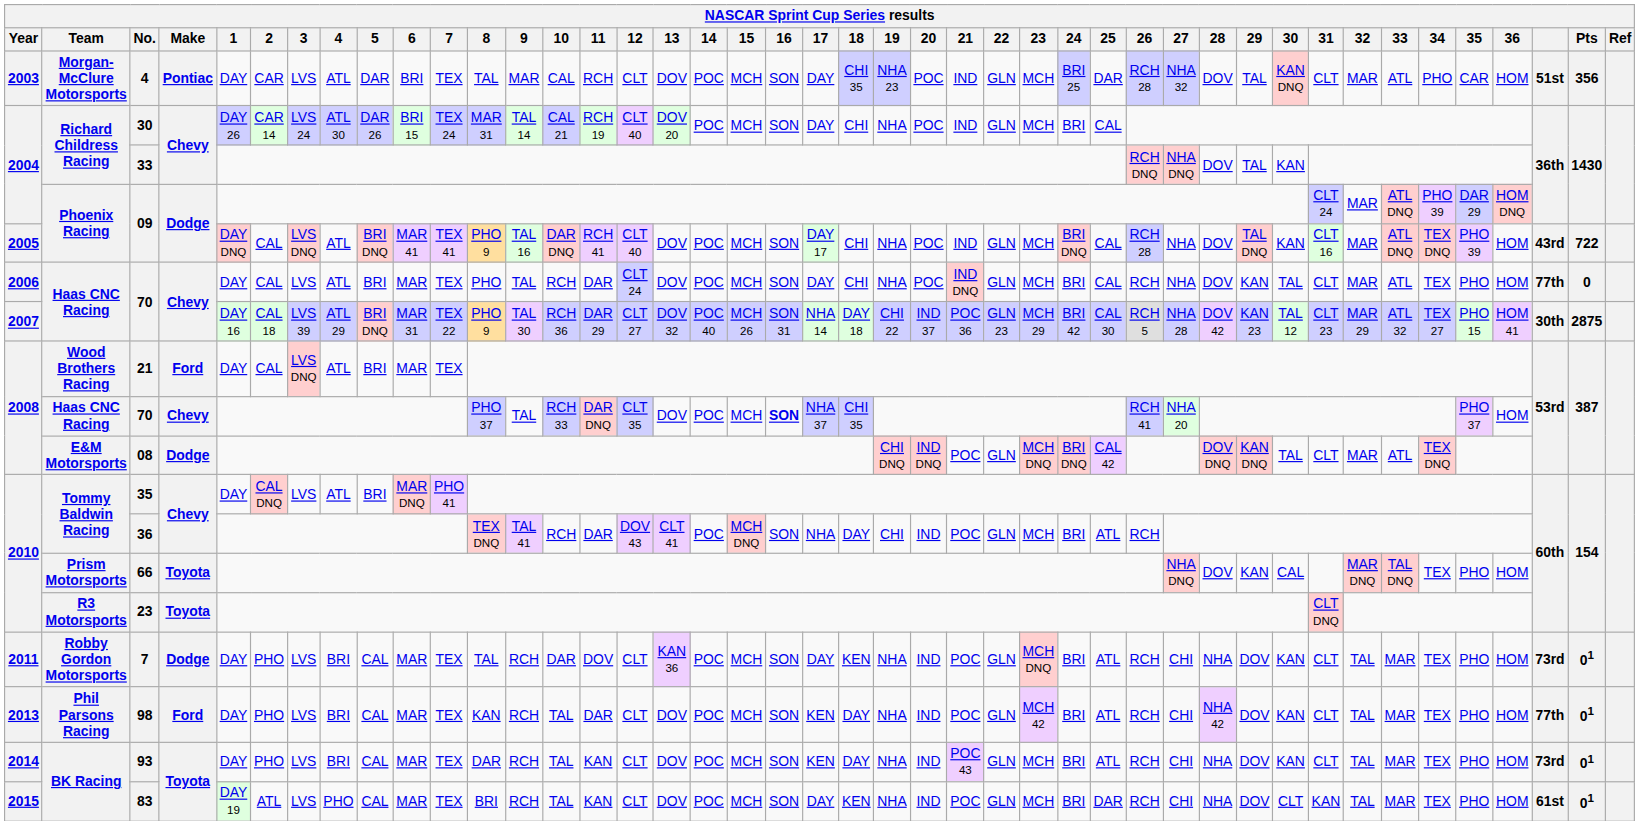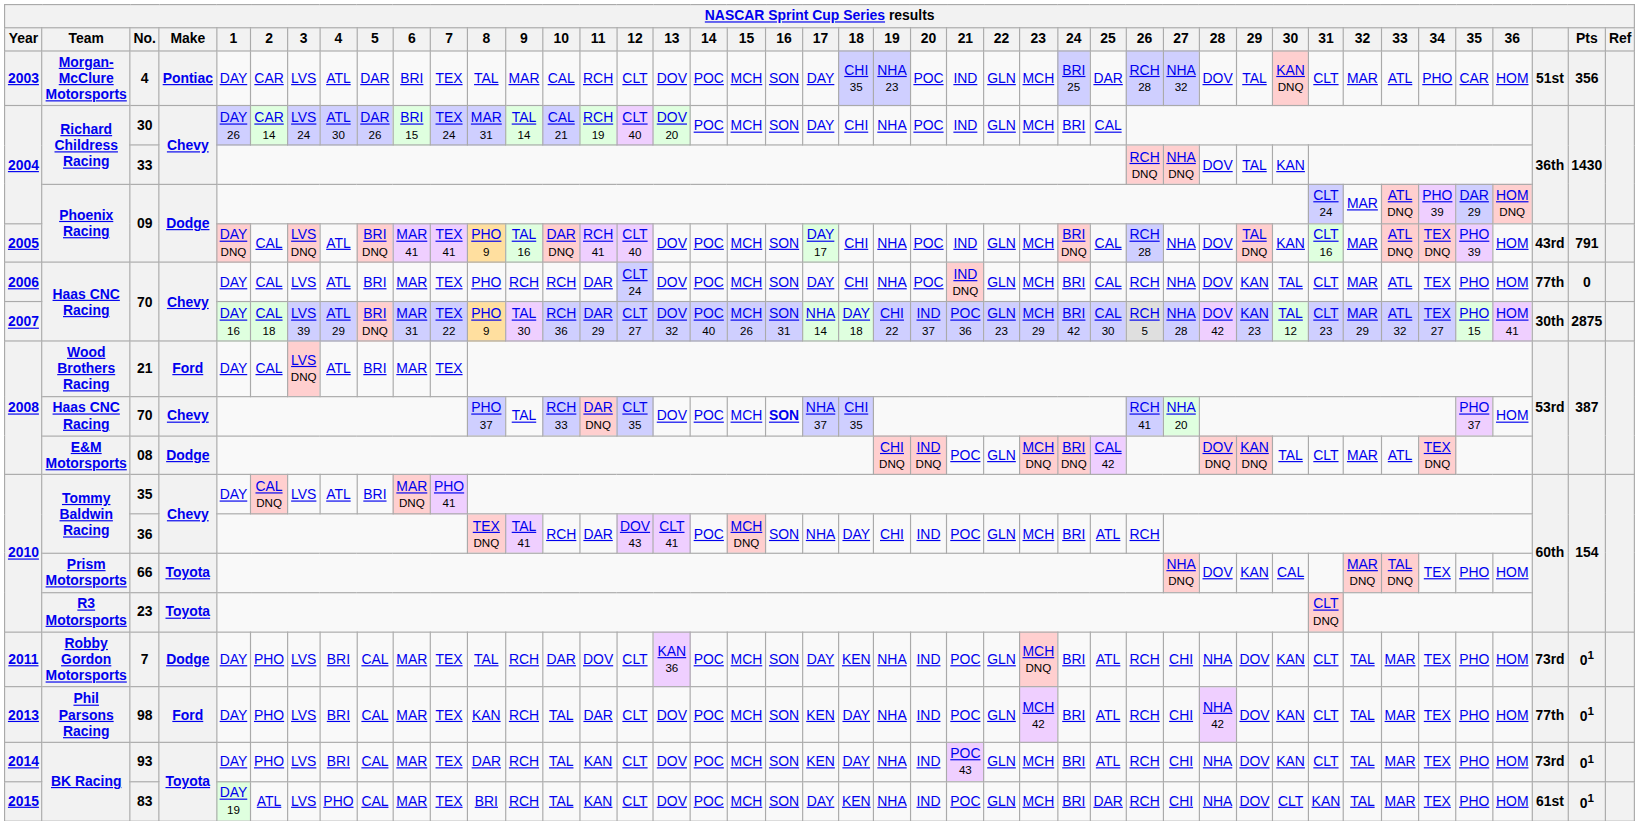(1587, 243) 722 -> (1587, 243) 791
(524, 282) TAL -> (524, 282) RCH
